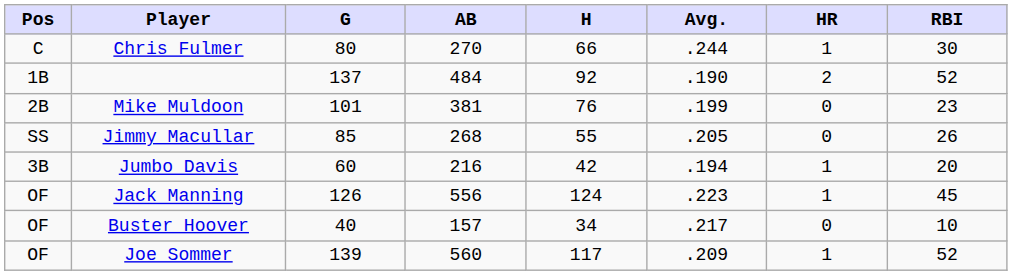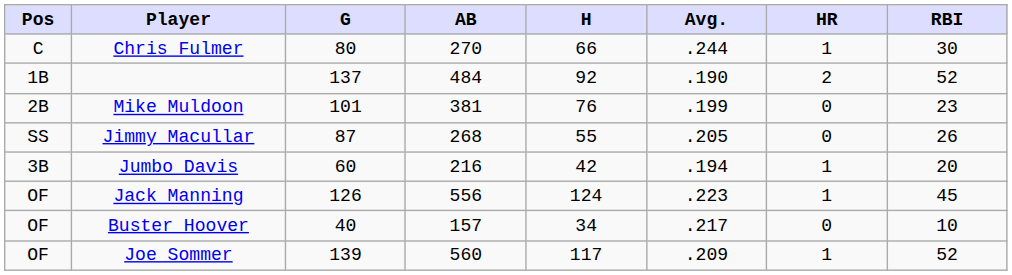(346, 137) 85 -> (346, 137) 87
